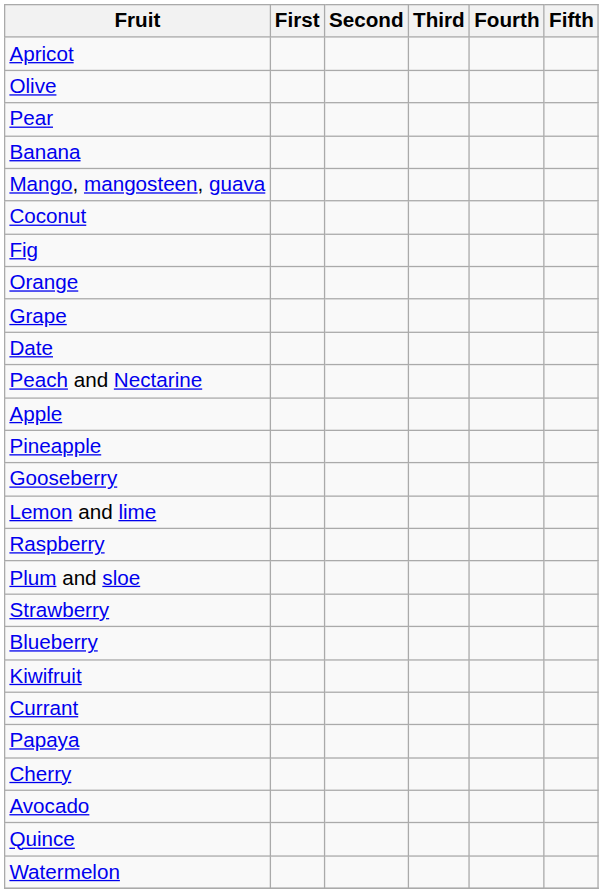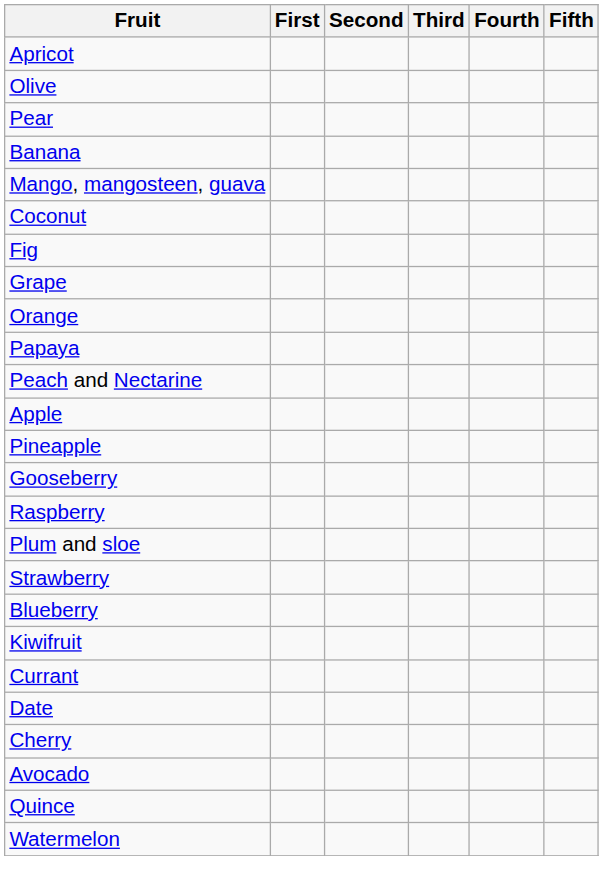rows swapped: (38, 315) <-> (44, 282)
rows swapped: (44, 741) <-> (31, 348)
- row: (83, 511)
